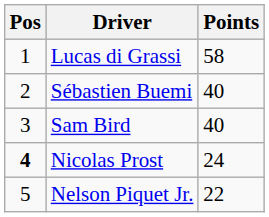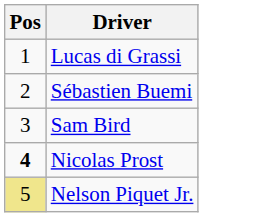- column: (231, 21)
(25, 194) no background -> (25, 194) khaki background
